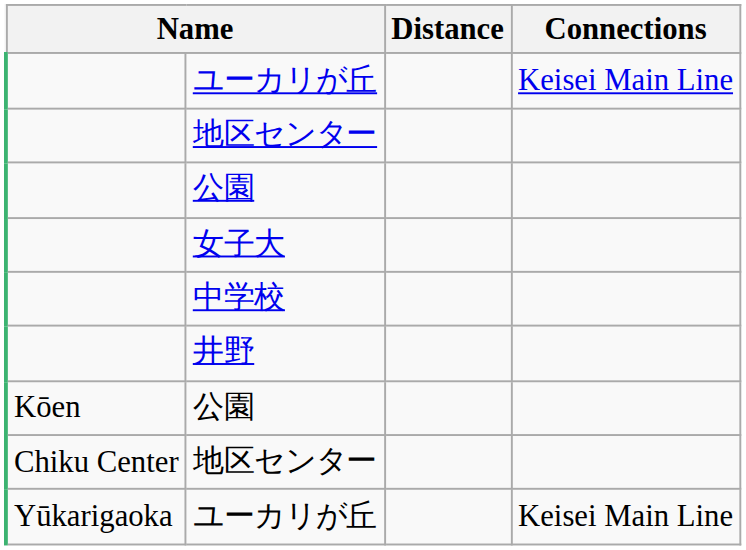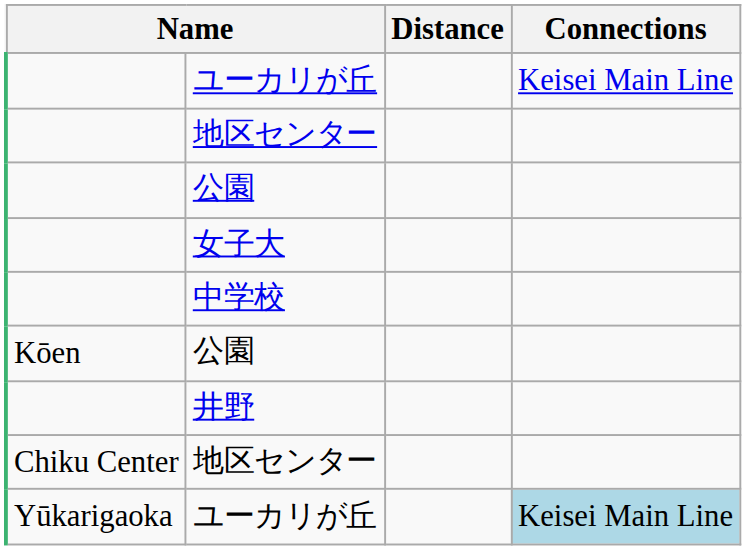rows swapped: (96, 353) <-> (47, 407)
(626, 516) no background -> (626, 516) lightblue background
